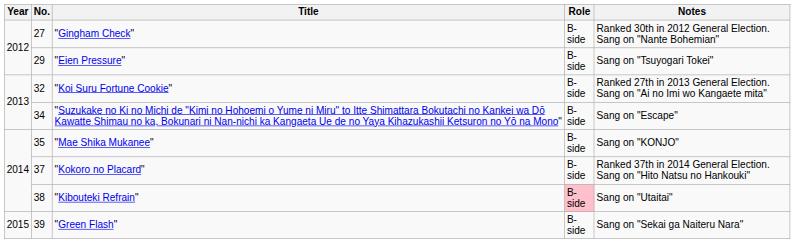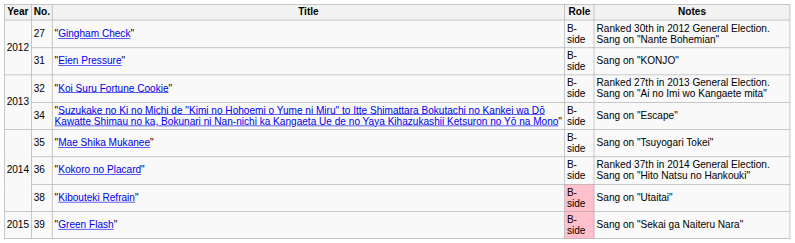(39, 61) 29 -> (39, 61) 31
(655, 61) Sang on "Tsuyogari Tokei" -> (638, 61) Sang on "KONJO"
(638, 143) Sang on "KONJO" -> (655, 143) Sang on "Tsuyogari Tokei"
(39, 170) 37 -> (39, 170) 36
(576, 225) no background -> (576, 225) pink background
